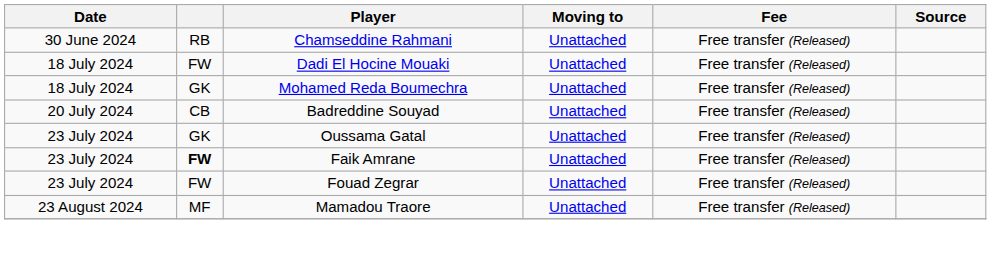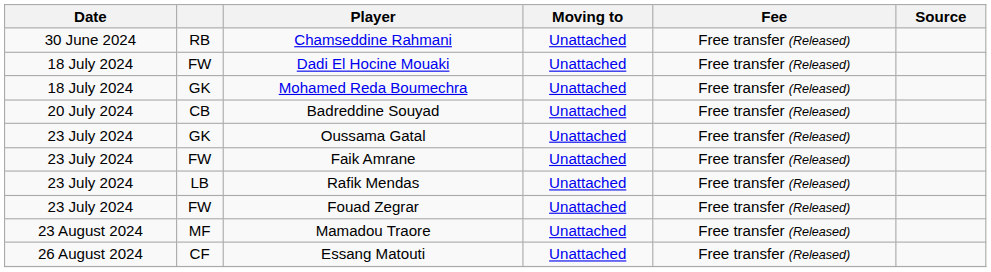(200, 159) bold -> (200, 159) normal
+ row: (373, 183)
+ row: (373, 254)
